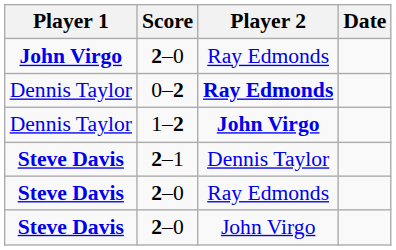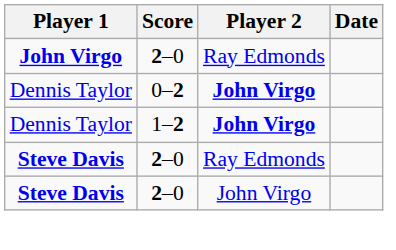(268, 90) Ray Edmonds -> (264, 90) John Virgo
- row: (71, 158)
